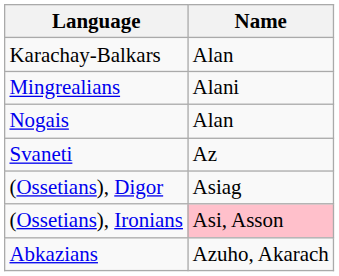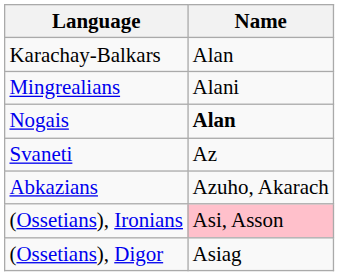(213, 120) normal -> (214, 120) bold
rows swapped: (86, 187) <-> (54, 253)
